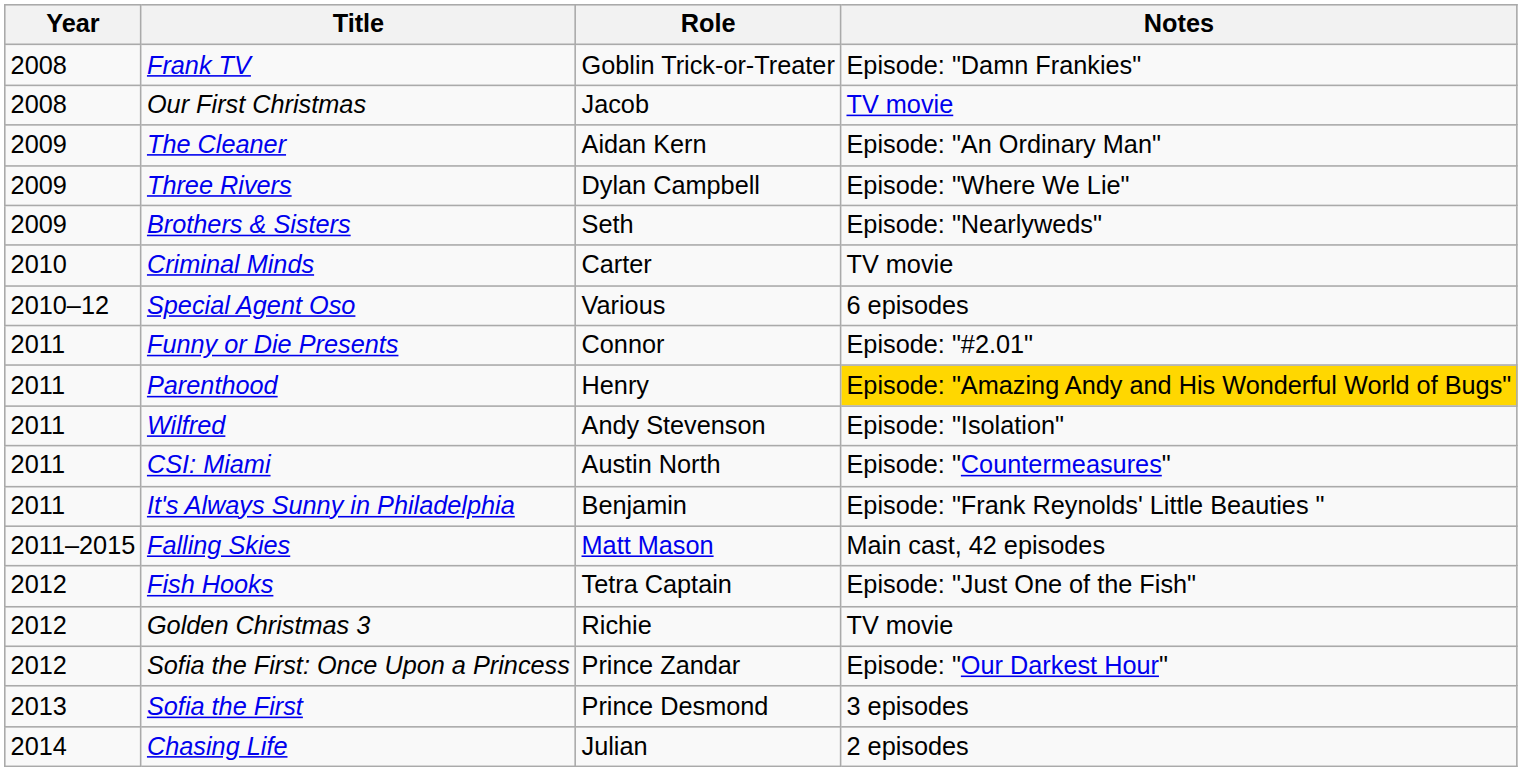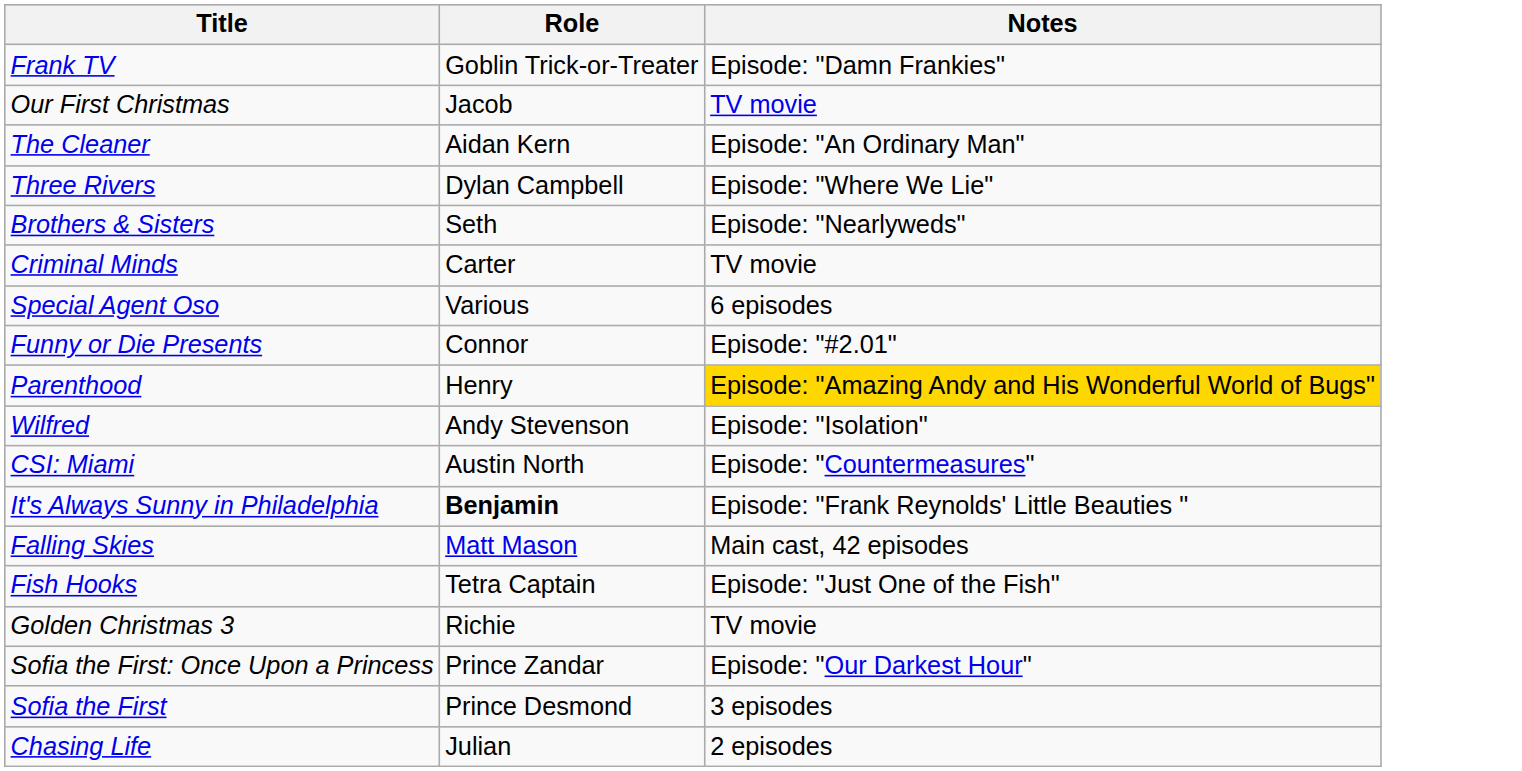- column: (73, 24)
(634, 505) normal -> (502, 505) bold
